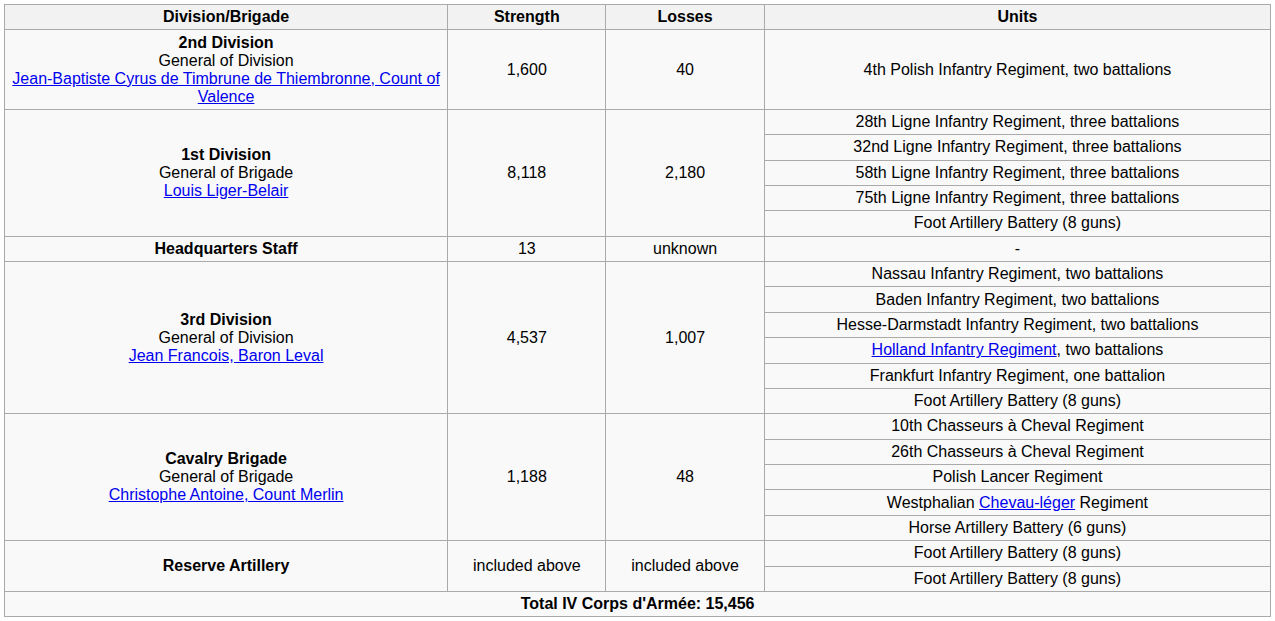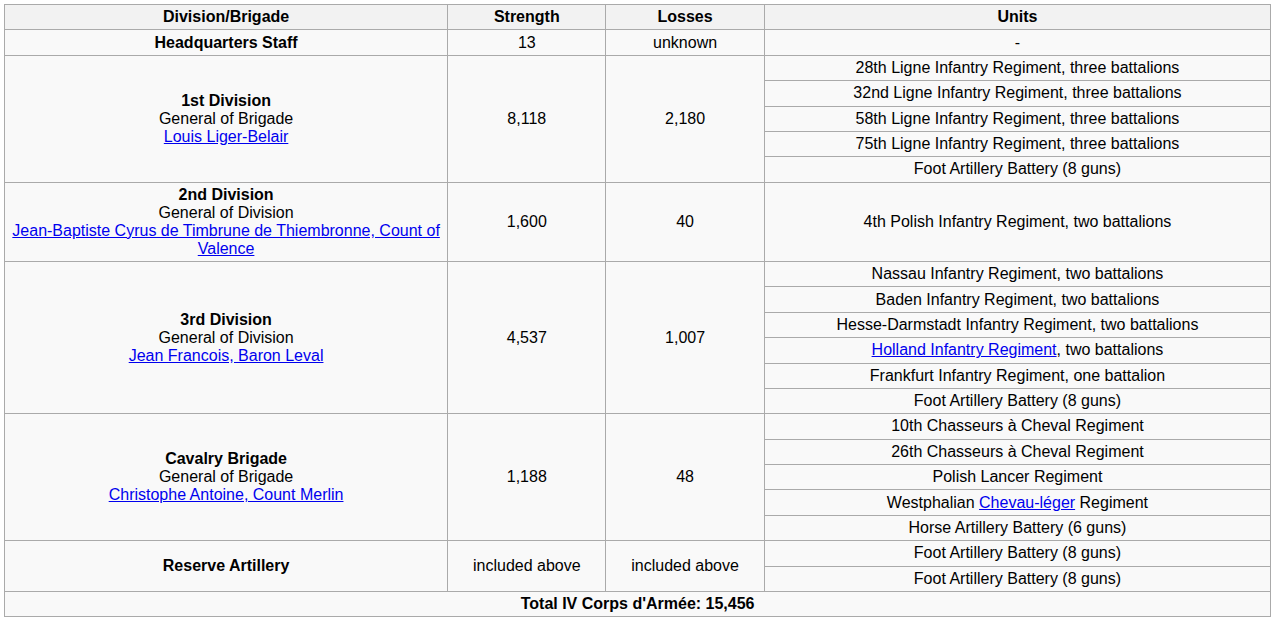rows swapped: (226, 248) <-> (226, 69)
